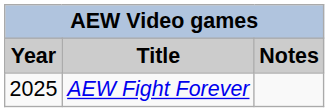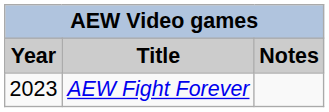(33, 89) 2025 -> (33, 89) 2023
